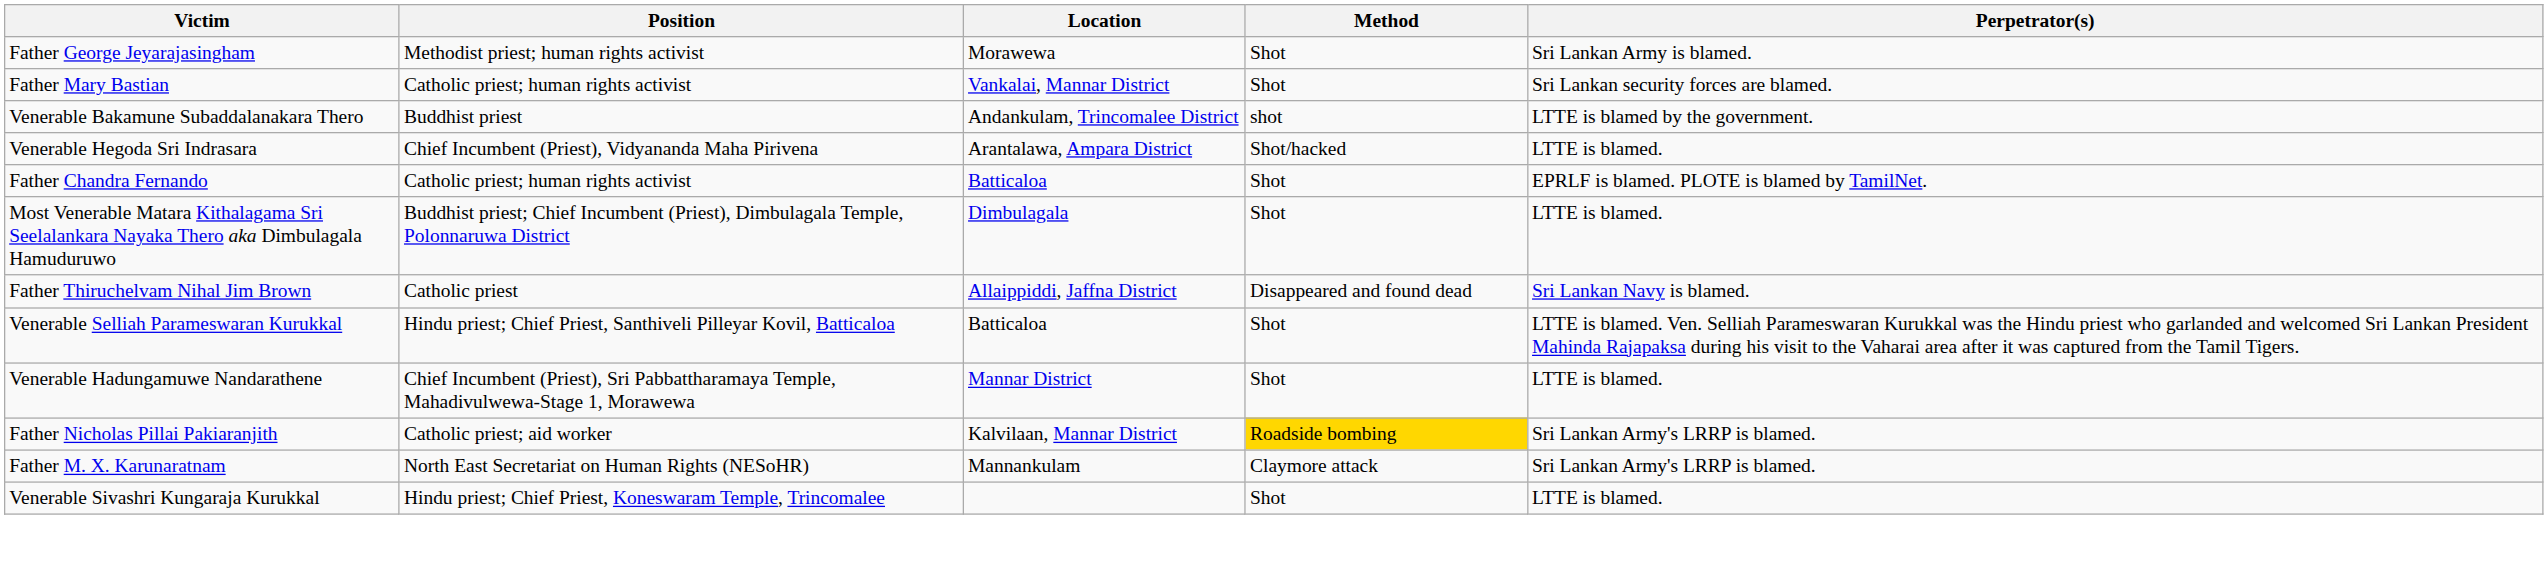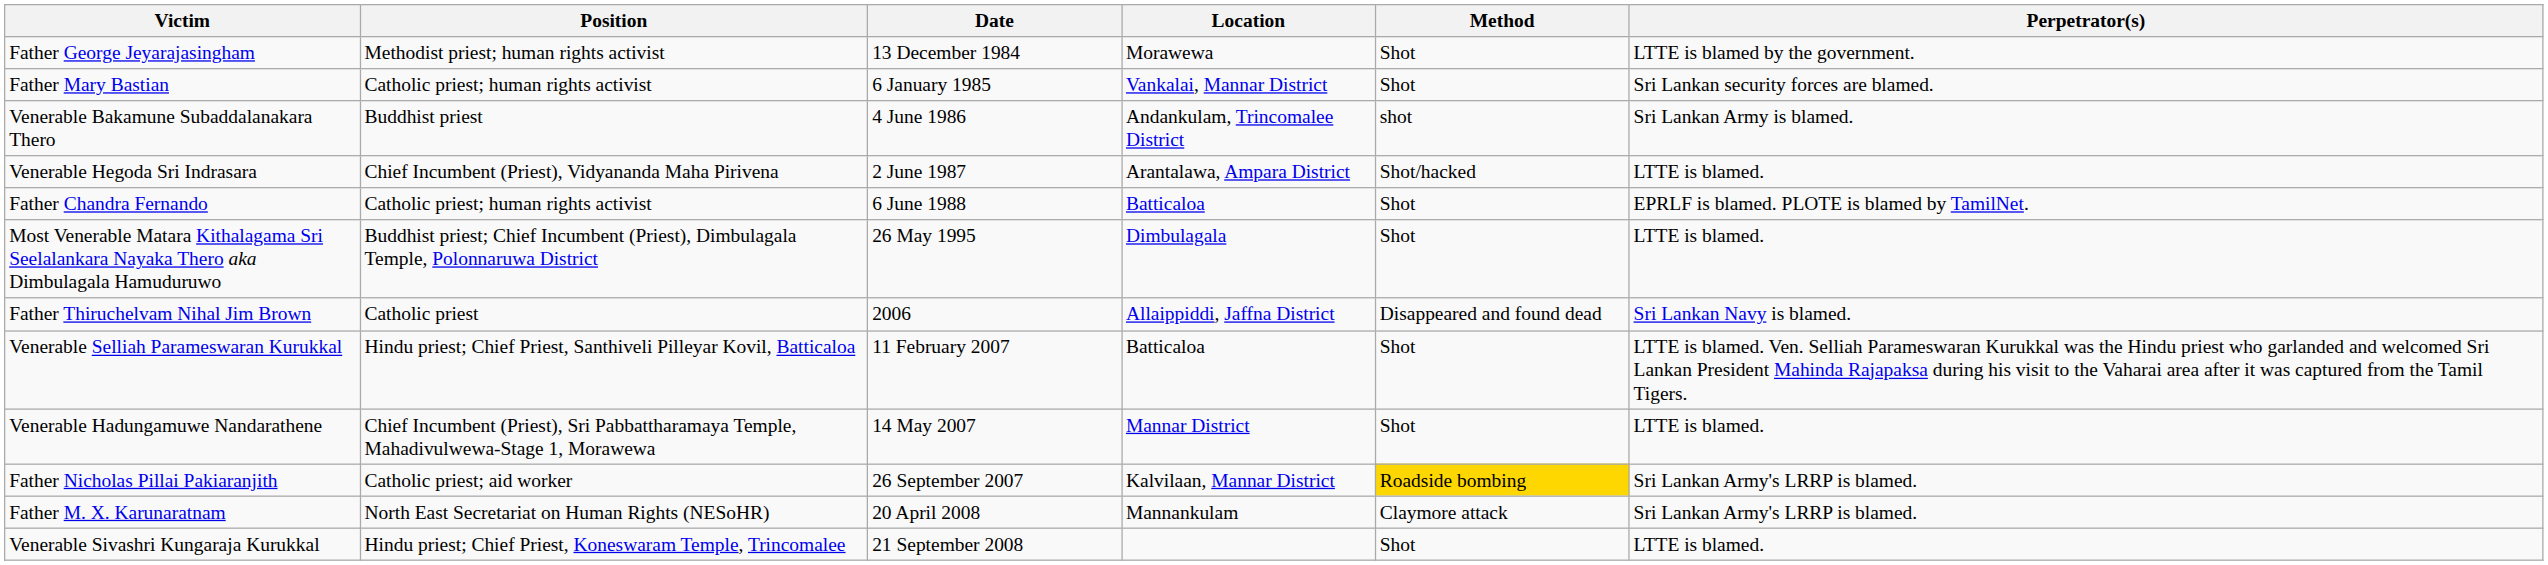+ column: (995, 20)
(1642, 52) Sri Lankan Army is blamed. -> (1774, 52) LTTE is blamed by the government.
(1673, 116) LTTE is blamed by the government. -> (1743, 116) Sri Lankan Army is blamed.
